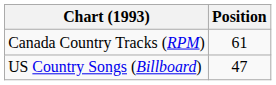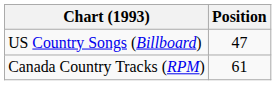rows swapped: (106, 42) <-> (105, 67)
